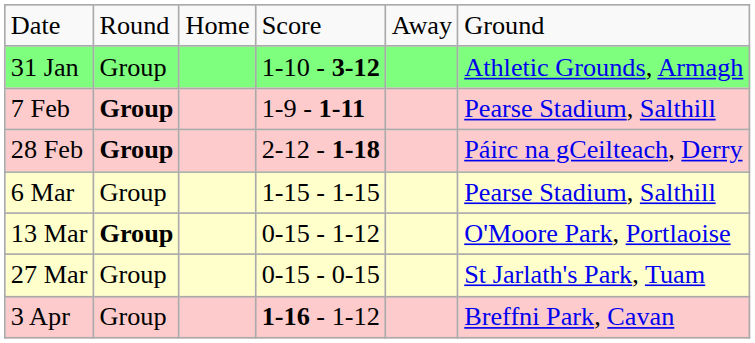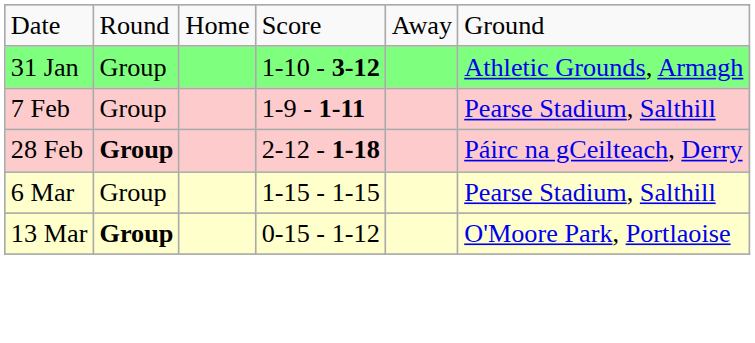(136, 108) bold -> (133, 108) normal
- row: (49, 274)
- row: (40, 316)
